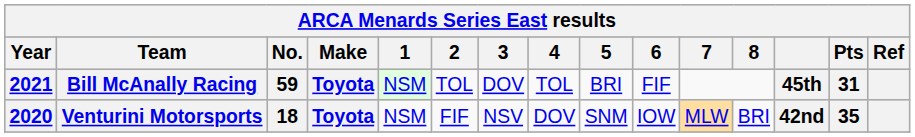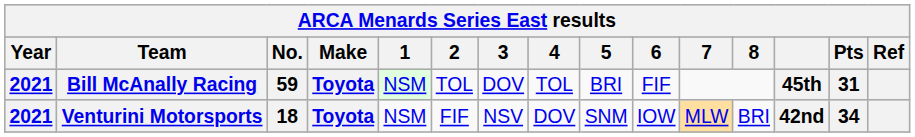(31, 116) 2020 -> (31, 116) 2021
(849, 116) 35 -> (849, 116) 34
